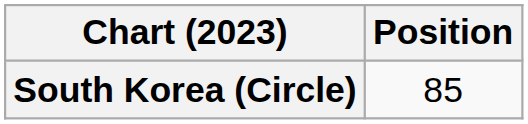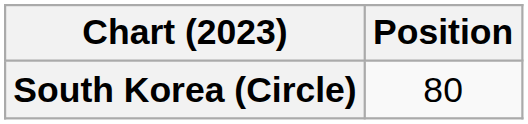(443, 88) 85 -> (443, 88) 80
